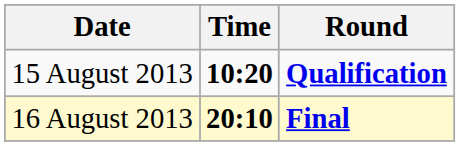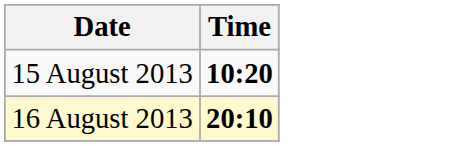- column: (366, 27)
